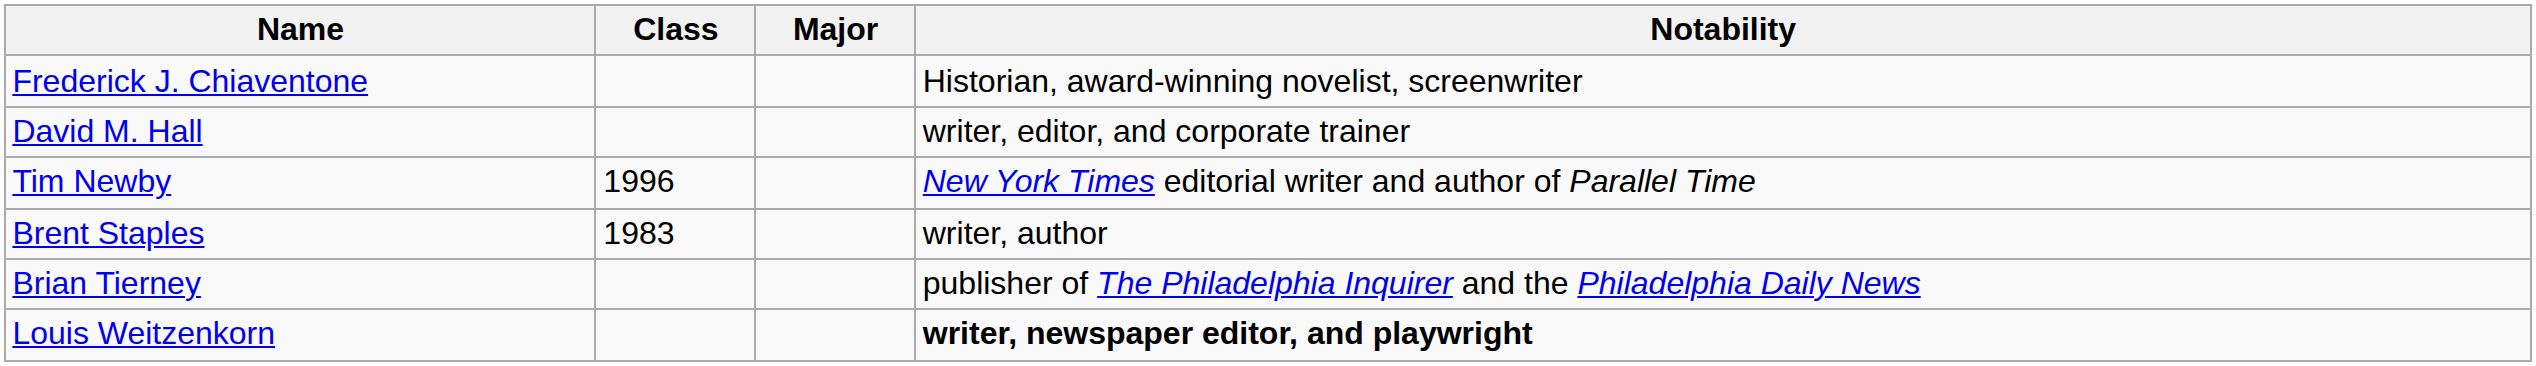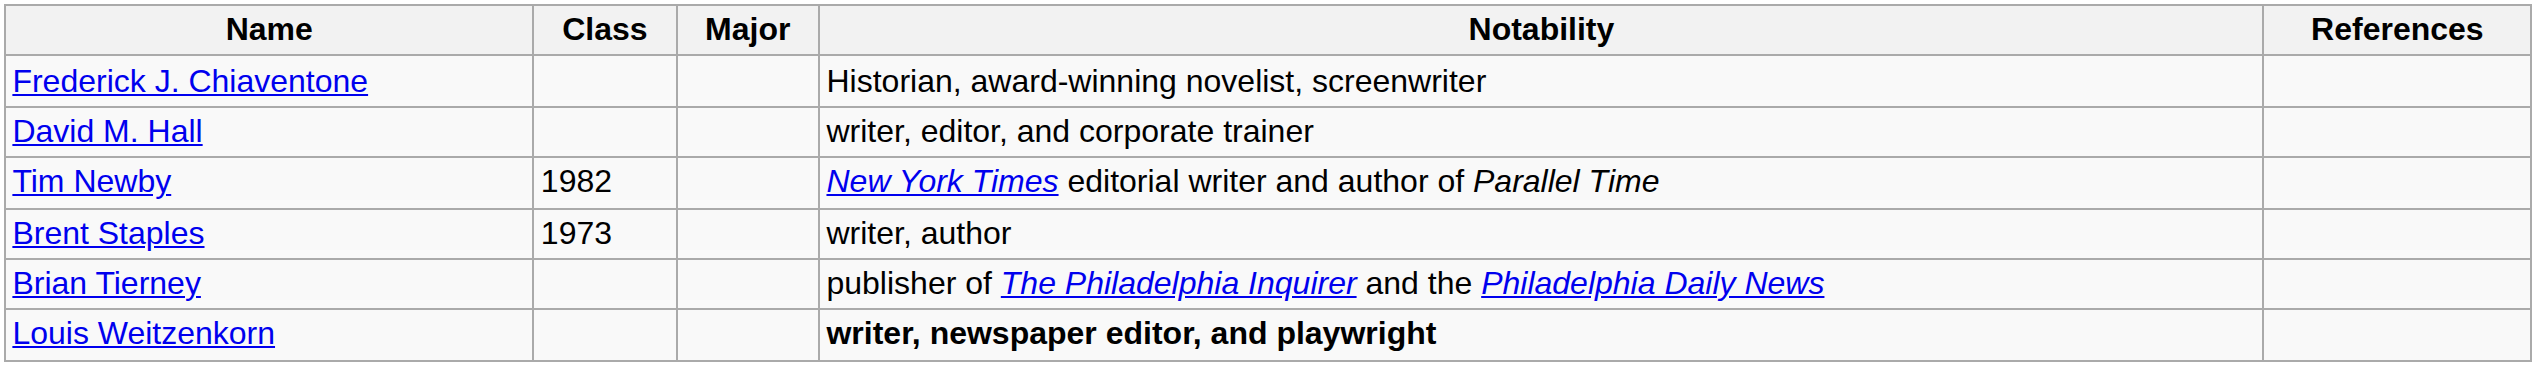+ column: (2397, 29)
(639, 182) 1996 -> (576, 182) 1982
(639, 232) 1983 -> (576, 232) 1973
